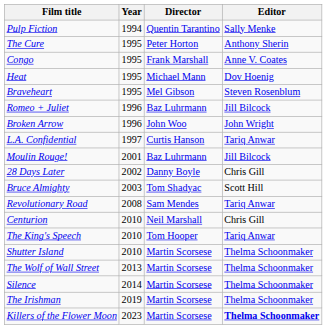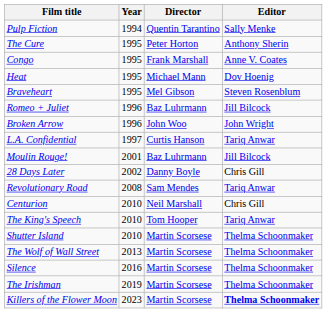- row: (38, 188)
(132, 284) 2014 -> (132, 268) 2016
